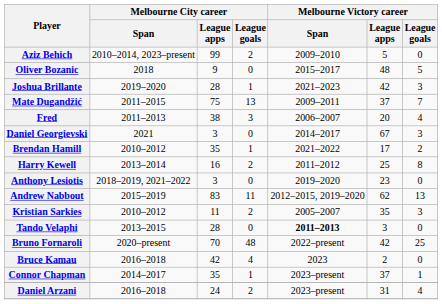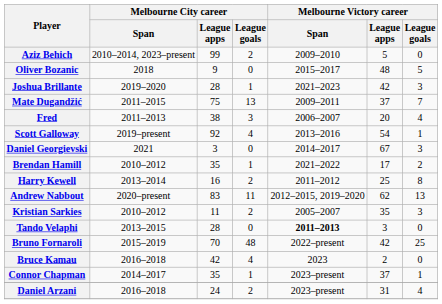+ row: (47, 133)
- row: (47, 180)
(143, 196) 2015–2019 -> (143, 196) 2020–present
(143, 243) 2020–present -> (143, 243) 2015–2019
